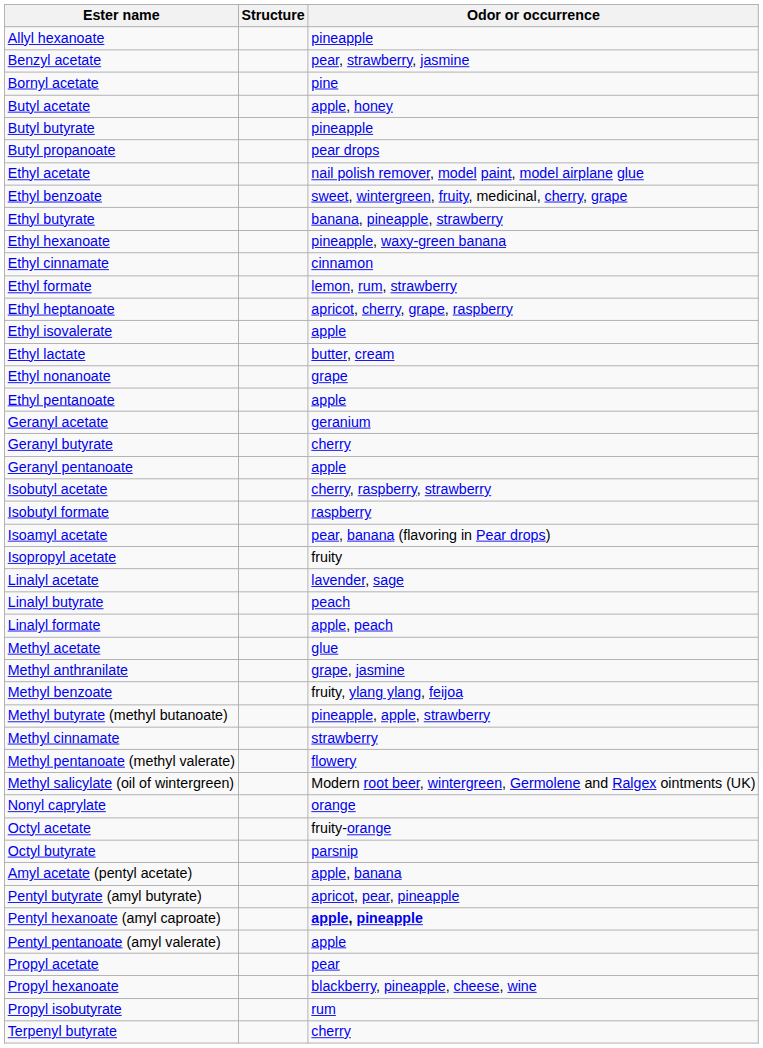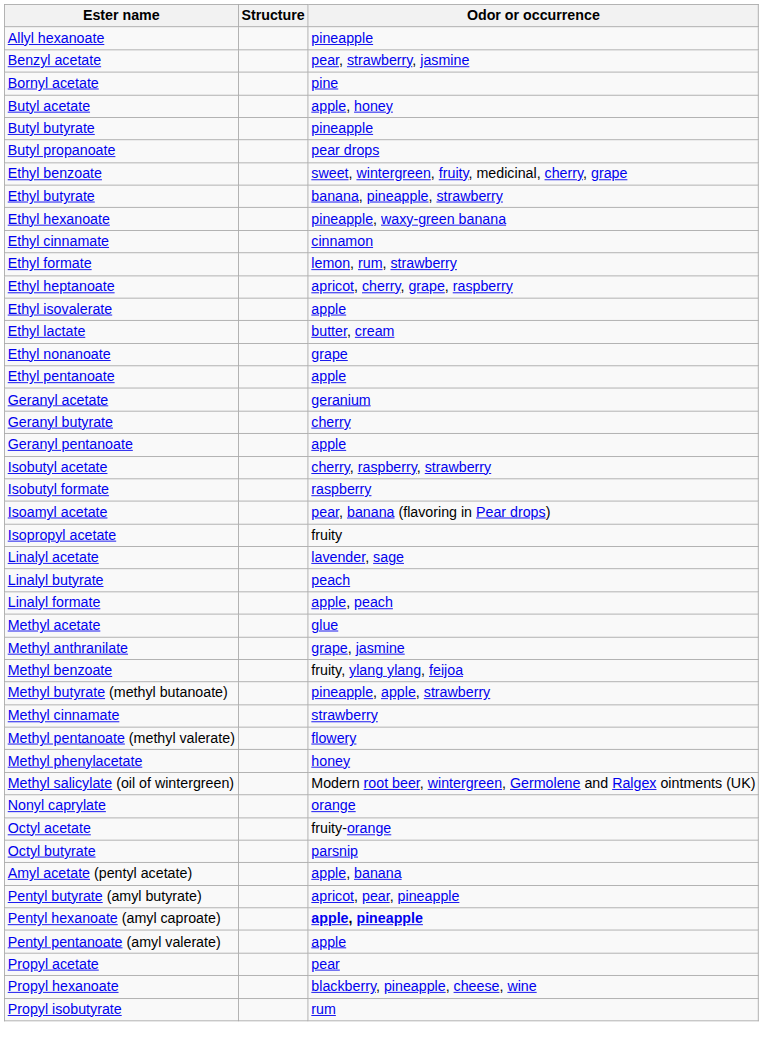- row: (49, 173)
+ row: (75, 761)
- row: (62, 1032)
